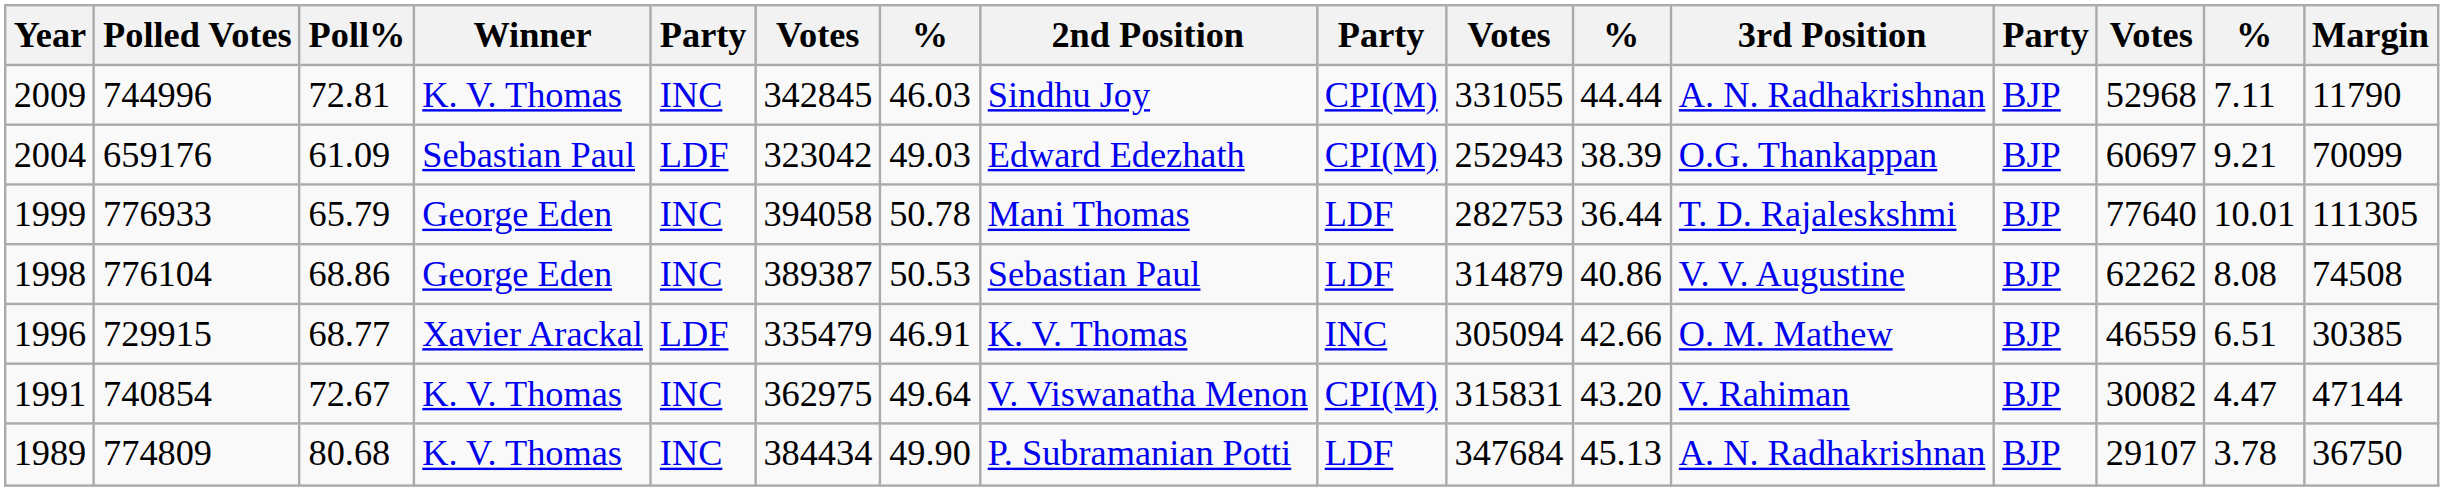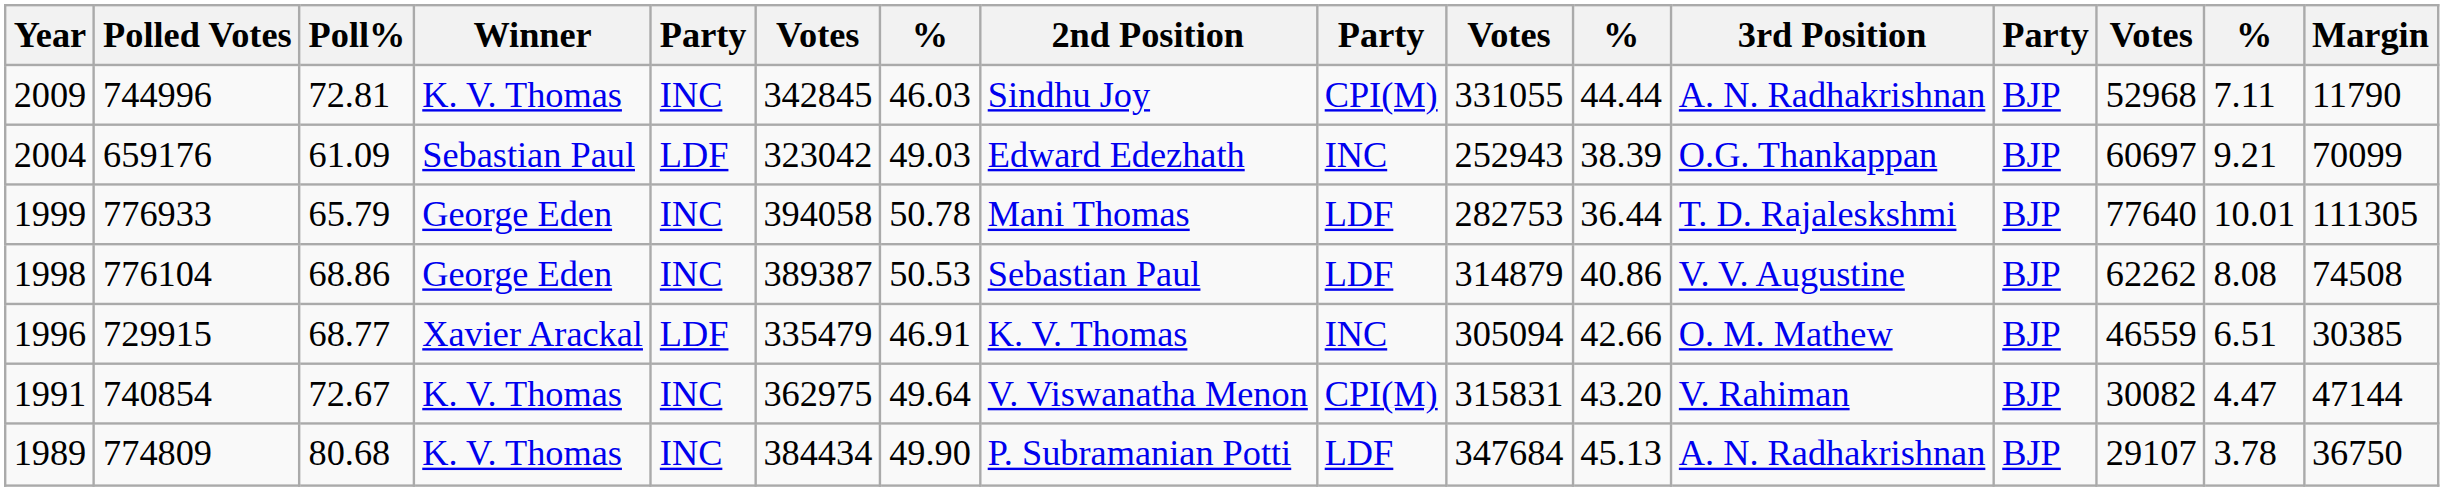(1381, 154) CPI(M) -> (1356, 154) INC
